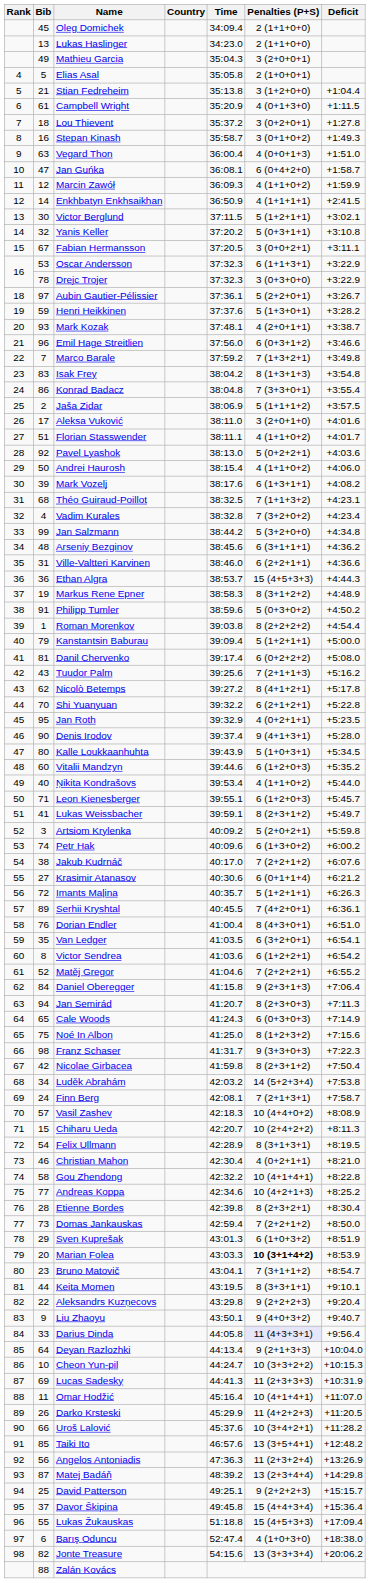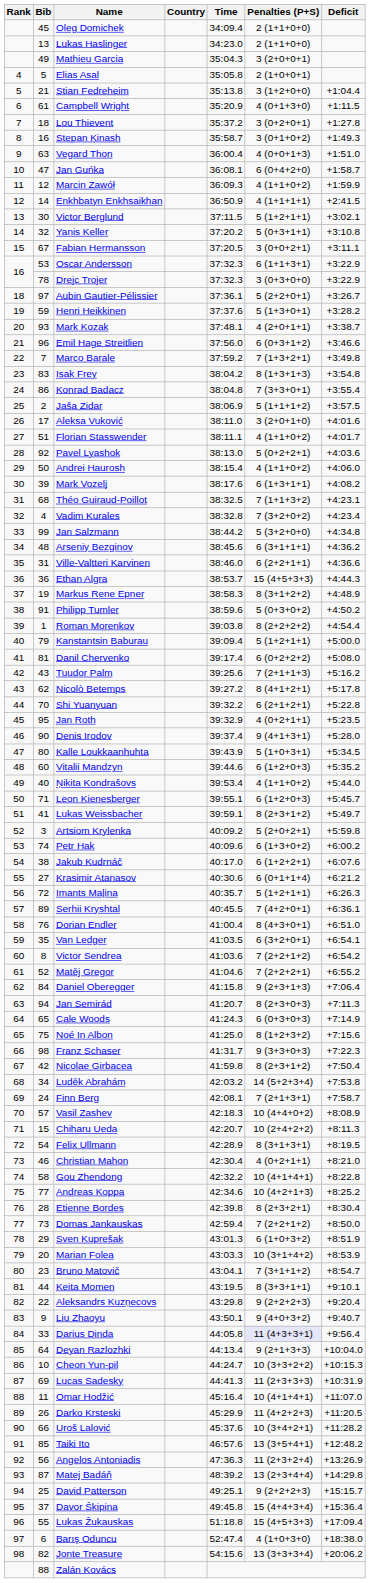(283, 861) 7 (2+2+1+2) -> (283, 861) 6 (1+2+2+1)
(283, 956) 6 (1+2+2+1) -> (283, 956) 7 (2+2+1+2)
(283, 1255) bold -> (283, 1255) normal
